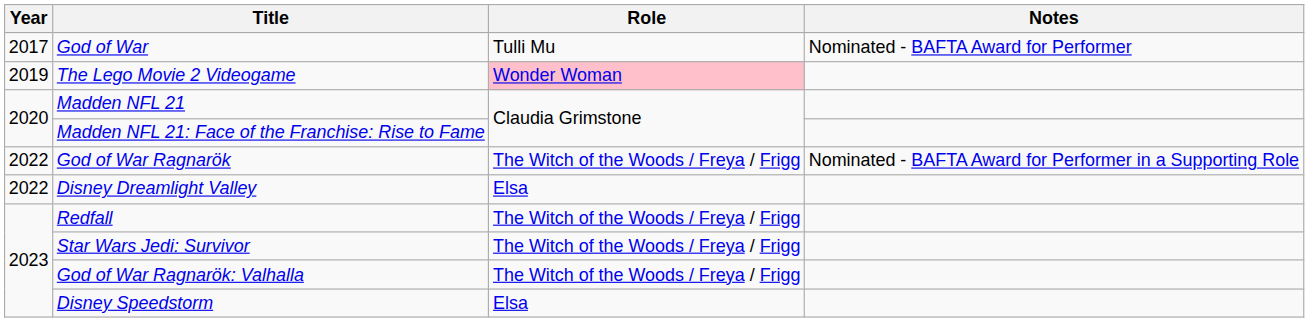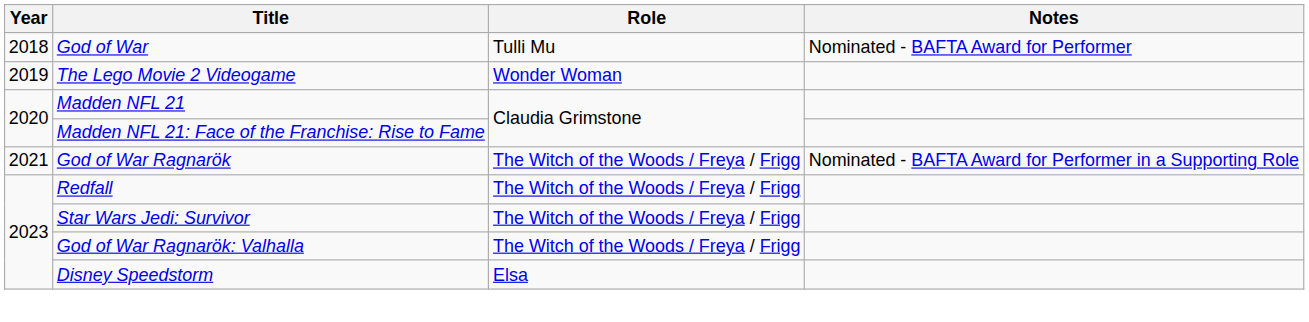(29, 47) 2017 -> (29, 47) 2018
(557, 75) pink background -> (557, 75) no background
(29, 160) 2022 -> (29, 160) 2021
- row: (157, 189)
